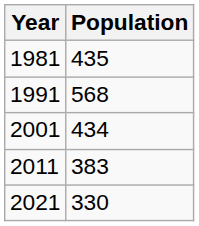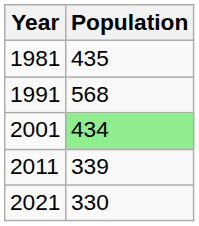(90, 130) no background -> (90, 130) lightgreen background
(90, 166) 383 -> (90, 166) 339
